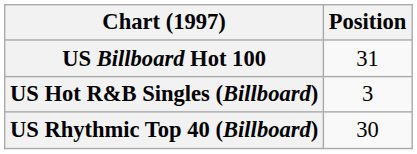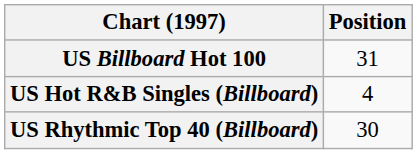(368, 93) 3 -> (368, 93) 4
